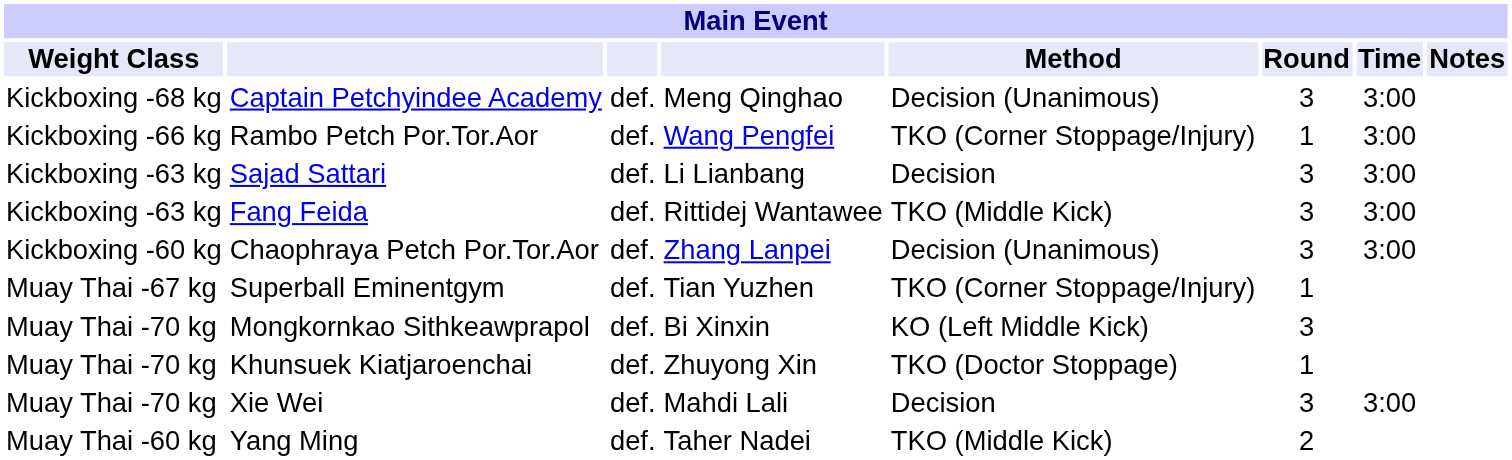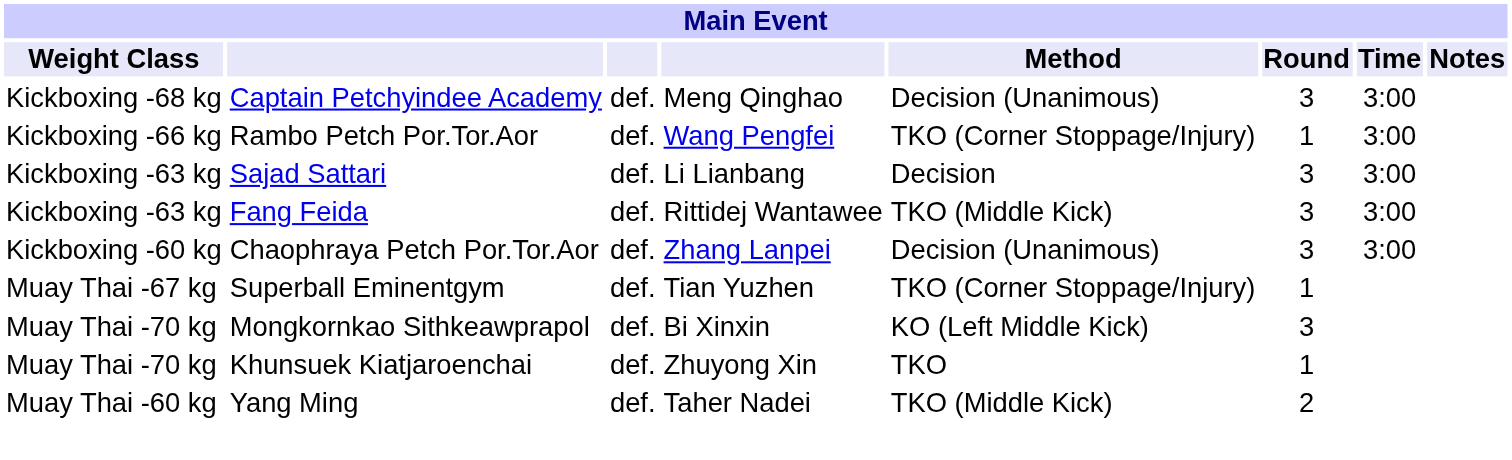(1034, 365) TKO (Doctor Stoppage) -> (919, 365) TKO
- row: (277, 403)
